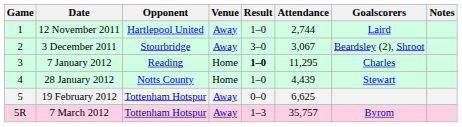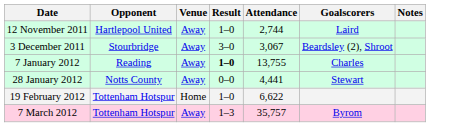- column: (20, 12)
(225, 63) Home -> (193, 63) Away
(303, 63) 11,295 -> (271, 63) 13,755
(225, 79) Home -> (193, 79) Away
(258, 79) 1–0 -> (226, 79) 0–0
(303, 79) 4,439 -> (271, 79) 4,441
(225, 96) Away -> (193, 96) Home
(258, 96) 0–0 -> (226, 96) 1–0
(303, 96) 6,625 -> (271, 96) 6,622
